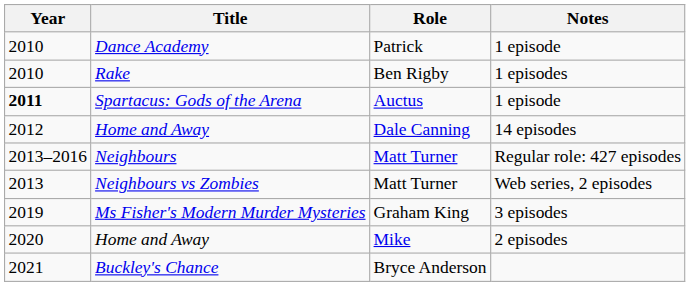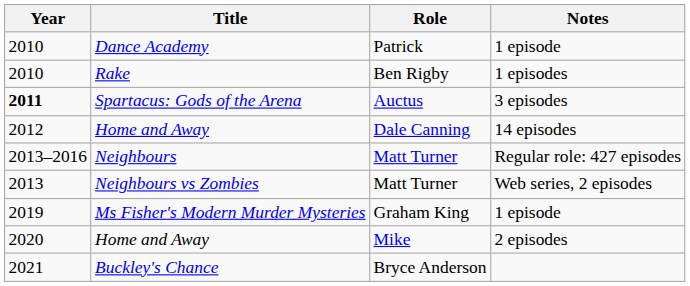(528, 101) 1 episode -> (531, 101) 3 episodes
(531, 211) 3 episodes -> (528, 211) 1 episode
